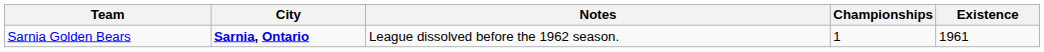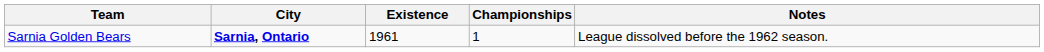columns swapped: (988, 15) <-> (598, 15)
